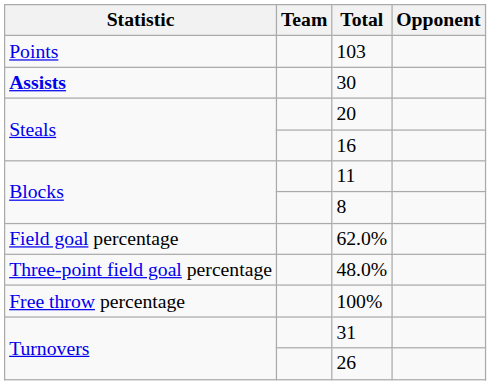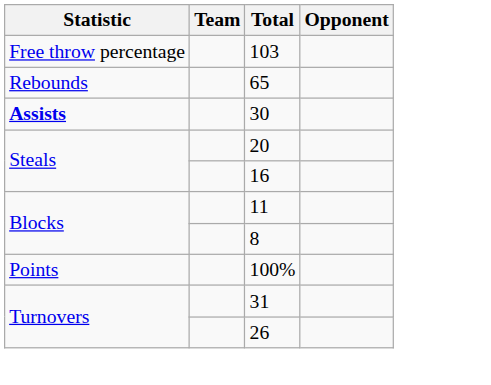(34, 51) Points -> (97, 51) Free throw percentage
+ row: (259, 82)
- row: (362, 238)
- row: (362, 269)
(97, 301) Free throw percentage -> (34, 269) Points
